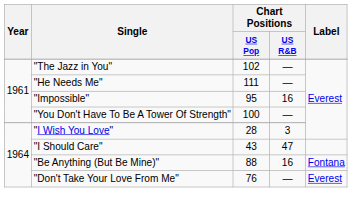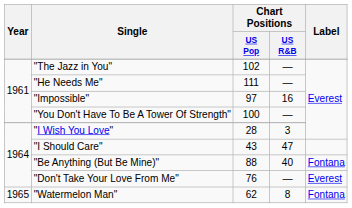(251, 99) 95 -> (251, 99) 97
(287, 163) 16 -> (287, 163) 40
+ row: (75, 195)
